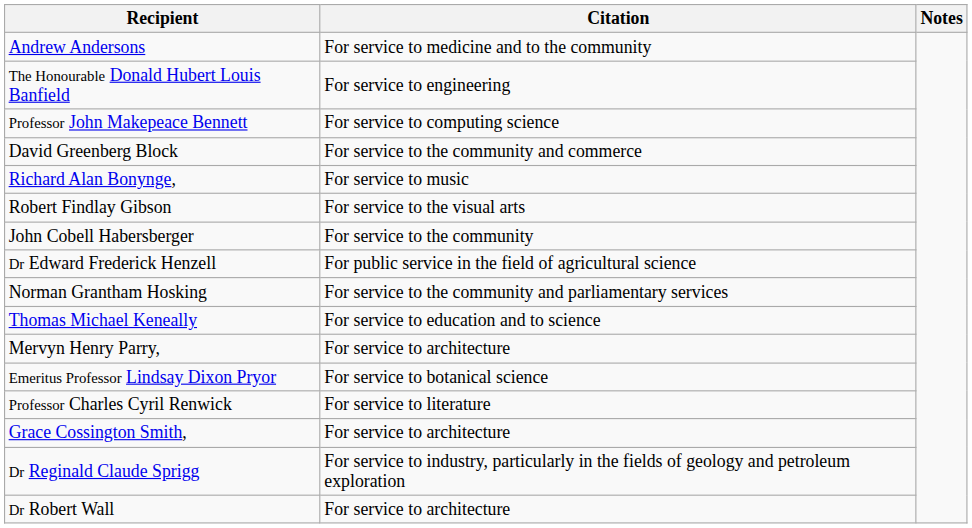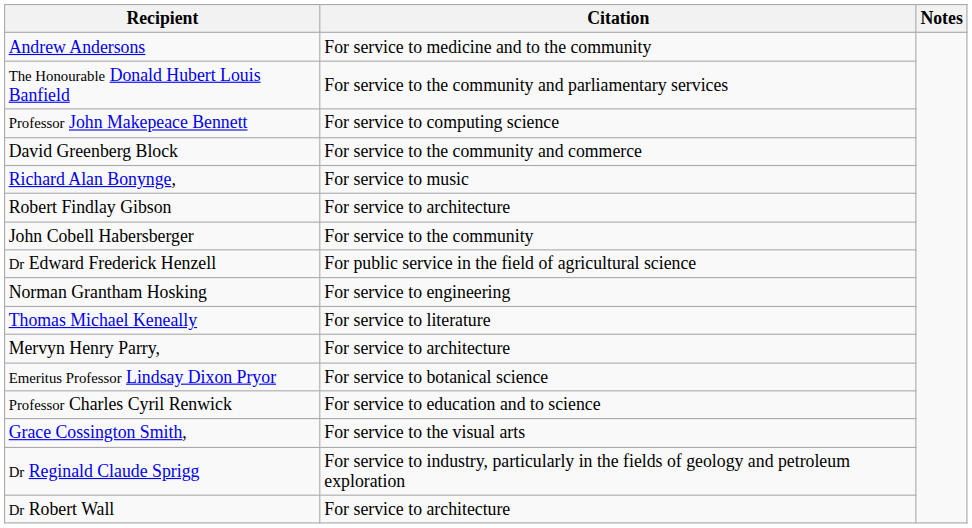(417, 84) For service to engineering -> (526, 84) For service to the community and parliamentary services
(425, 207) For service to the visual arts -> (417, 207) For service to architecture
(526, 292) For service to the community and parliamentary services -> (417, 292) For service to engineering
(462, 320) For service to education and to science -> (407, 320) For service to literature
(407, 404) For service to literature -> (462, 404) For service to education and to science
(417, 432) For service to architecture -> (425, 432) For service to the visual arts
